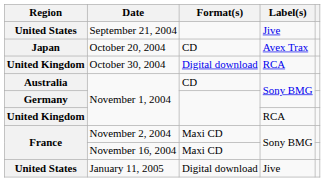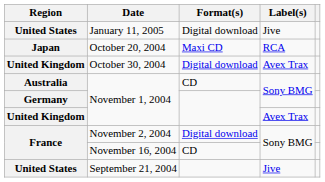rows swapped: (46, 30) <-> (46, 168)
(189, 47) CD -> (202, 47) Maxi CD
(285, 47) Avex Trax -> (274, 47) RCA
(274, 64) RCA -> (285, 64) Avex Trax
(274, 116) RCA -> (285, 116) Avex Trax
(202, 133) Maxi CD -> (220, 133) Digital download
(202, 151) Maxi CD -> (189, 151) CD
